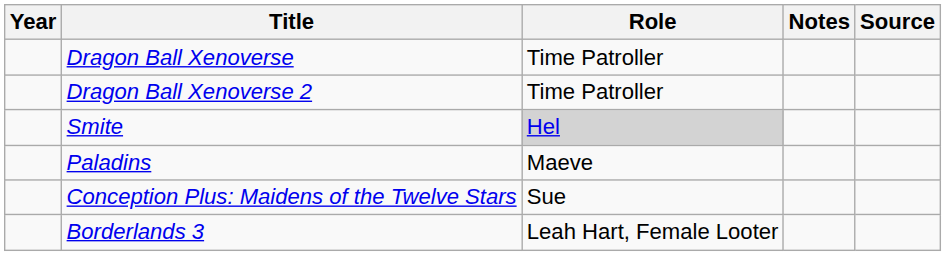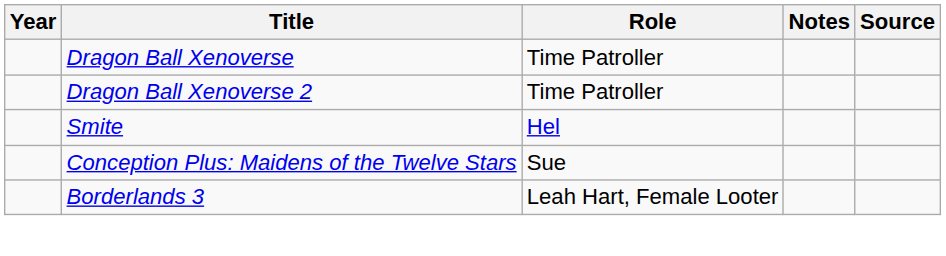(543, 127) lightgrey background -> (543, 127) no background
- row: (109, 162)
